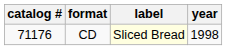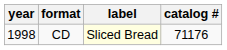columns swapped: (205, 14) <-> (35, 14)
